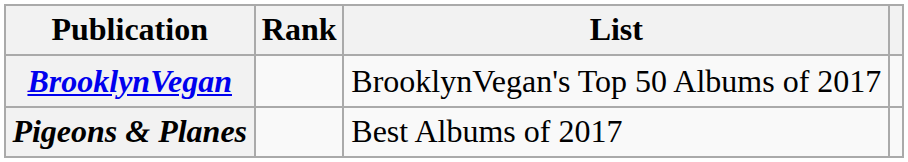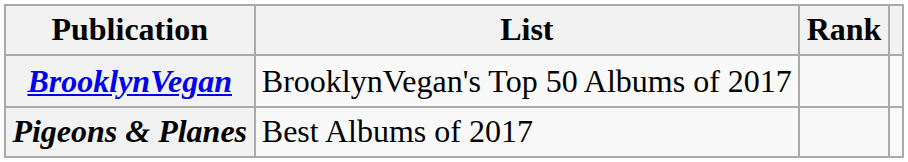columns swapped: (616, 29) <-> (299, 29)
